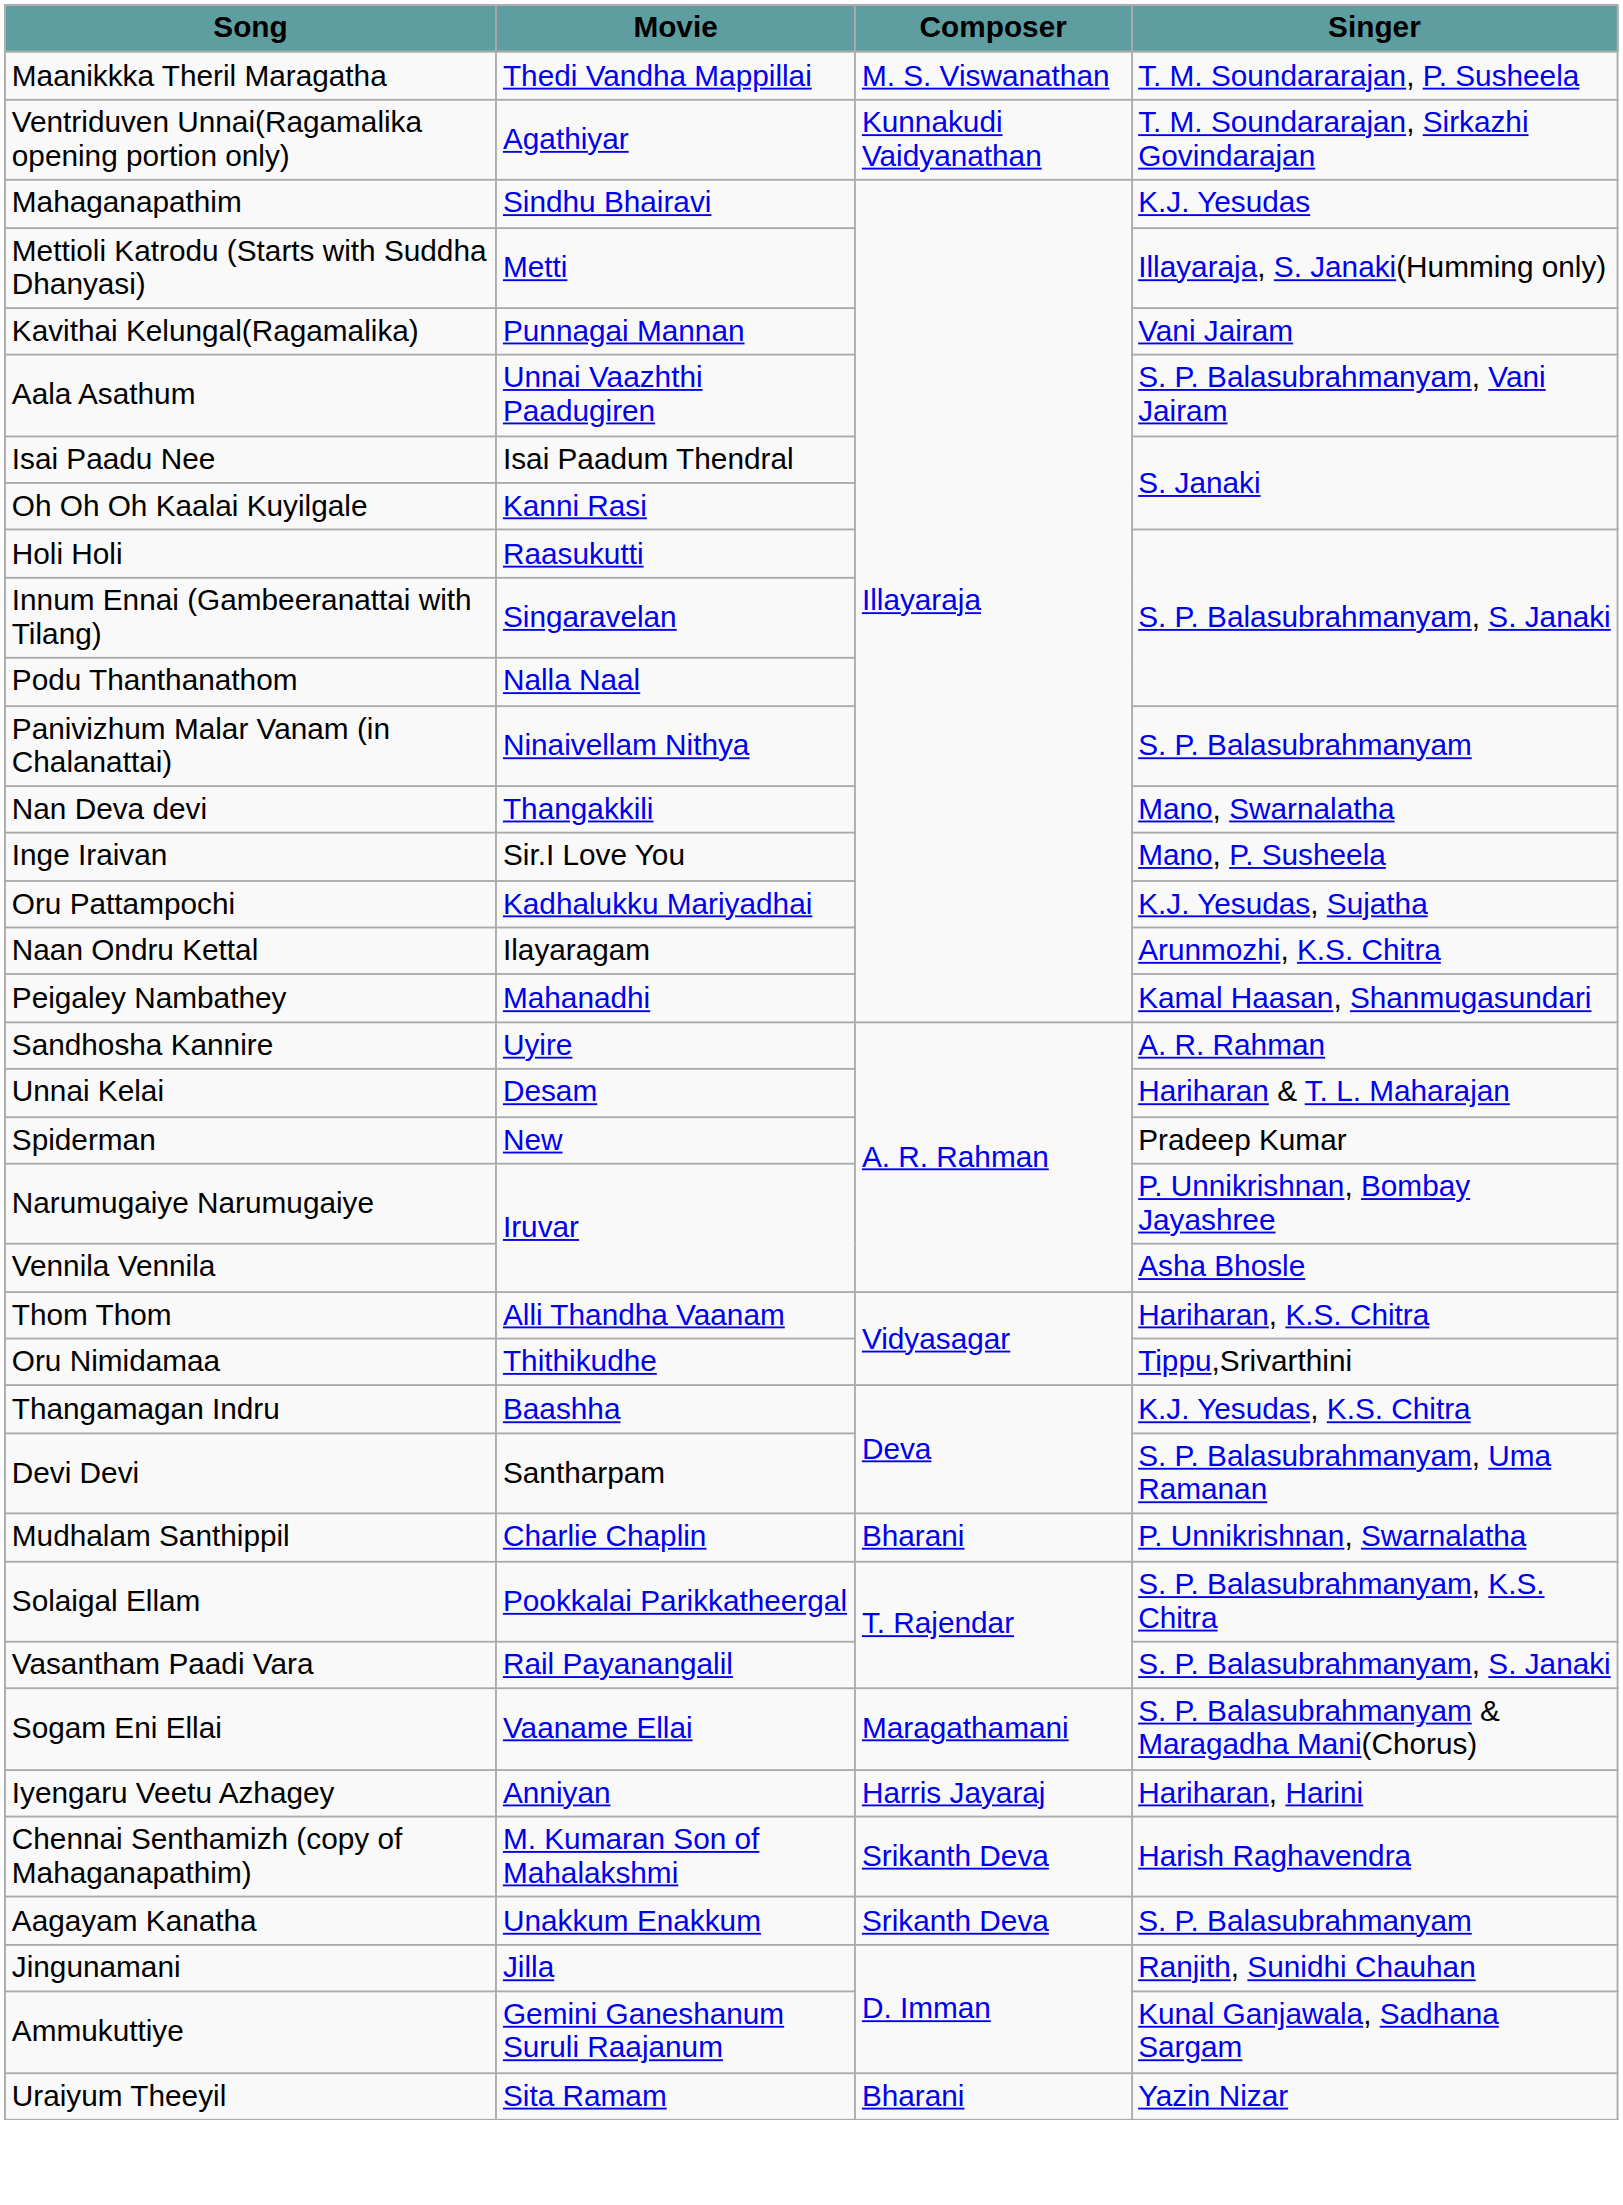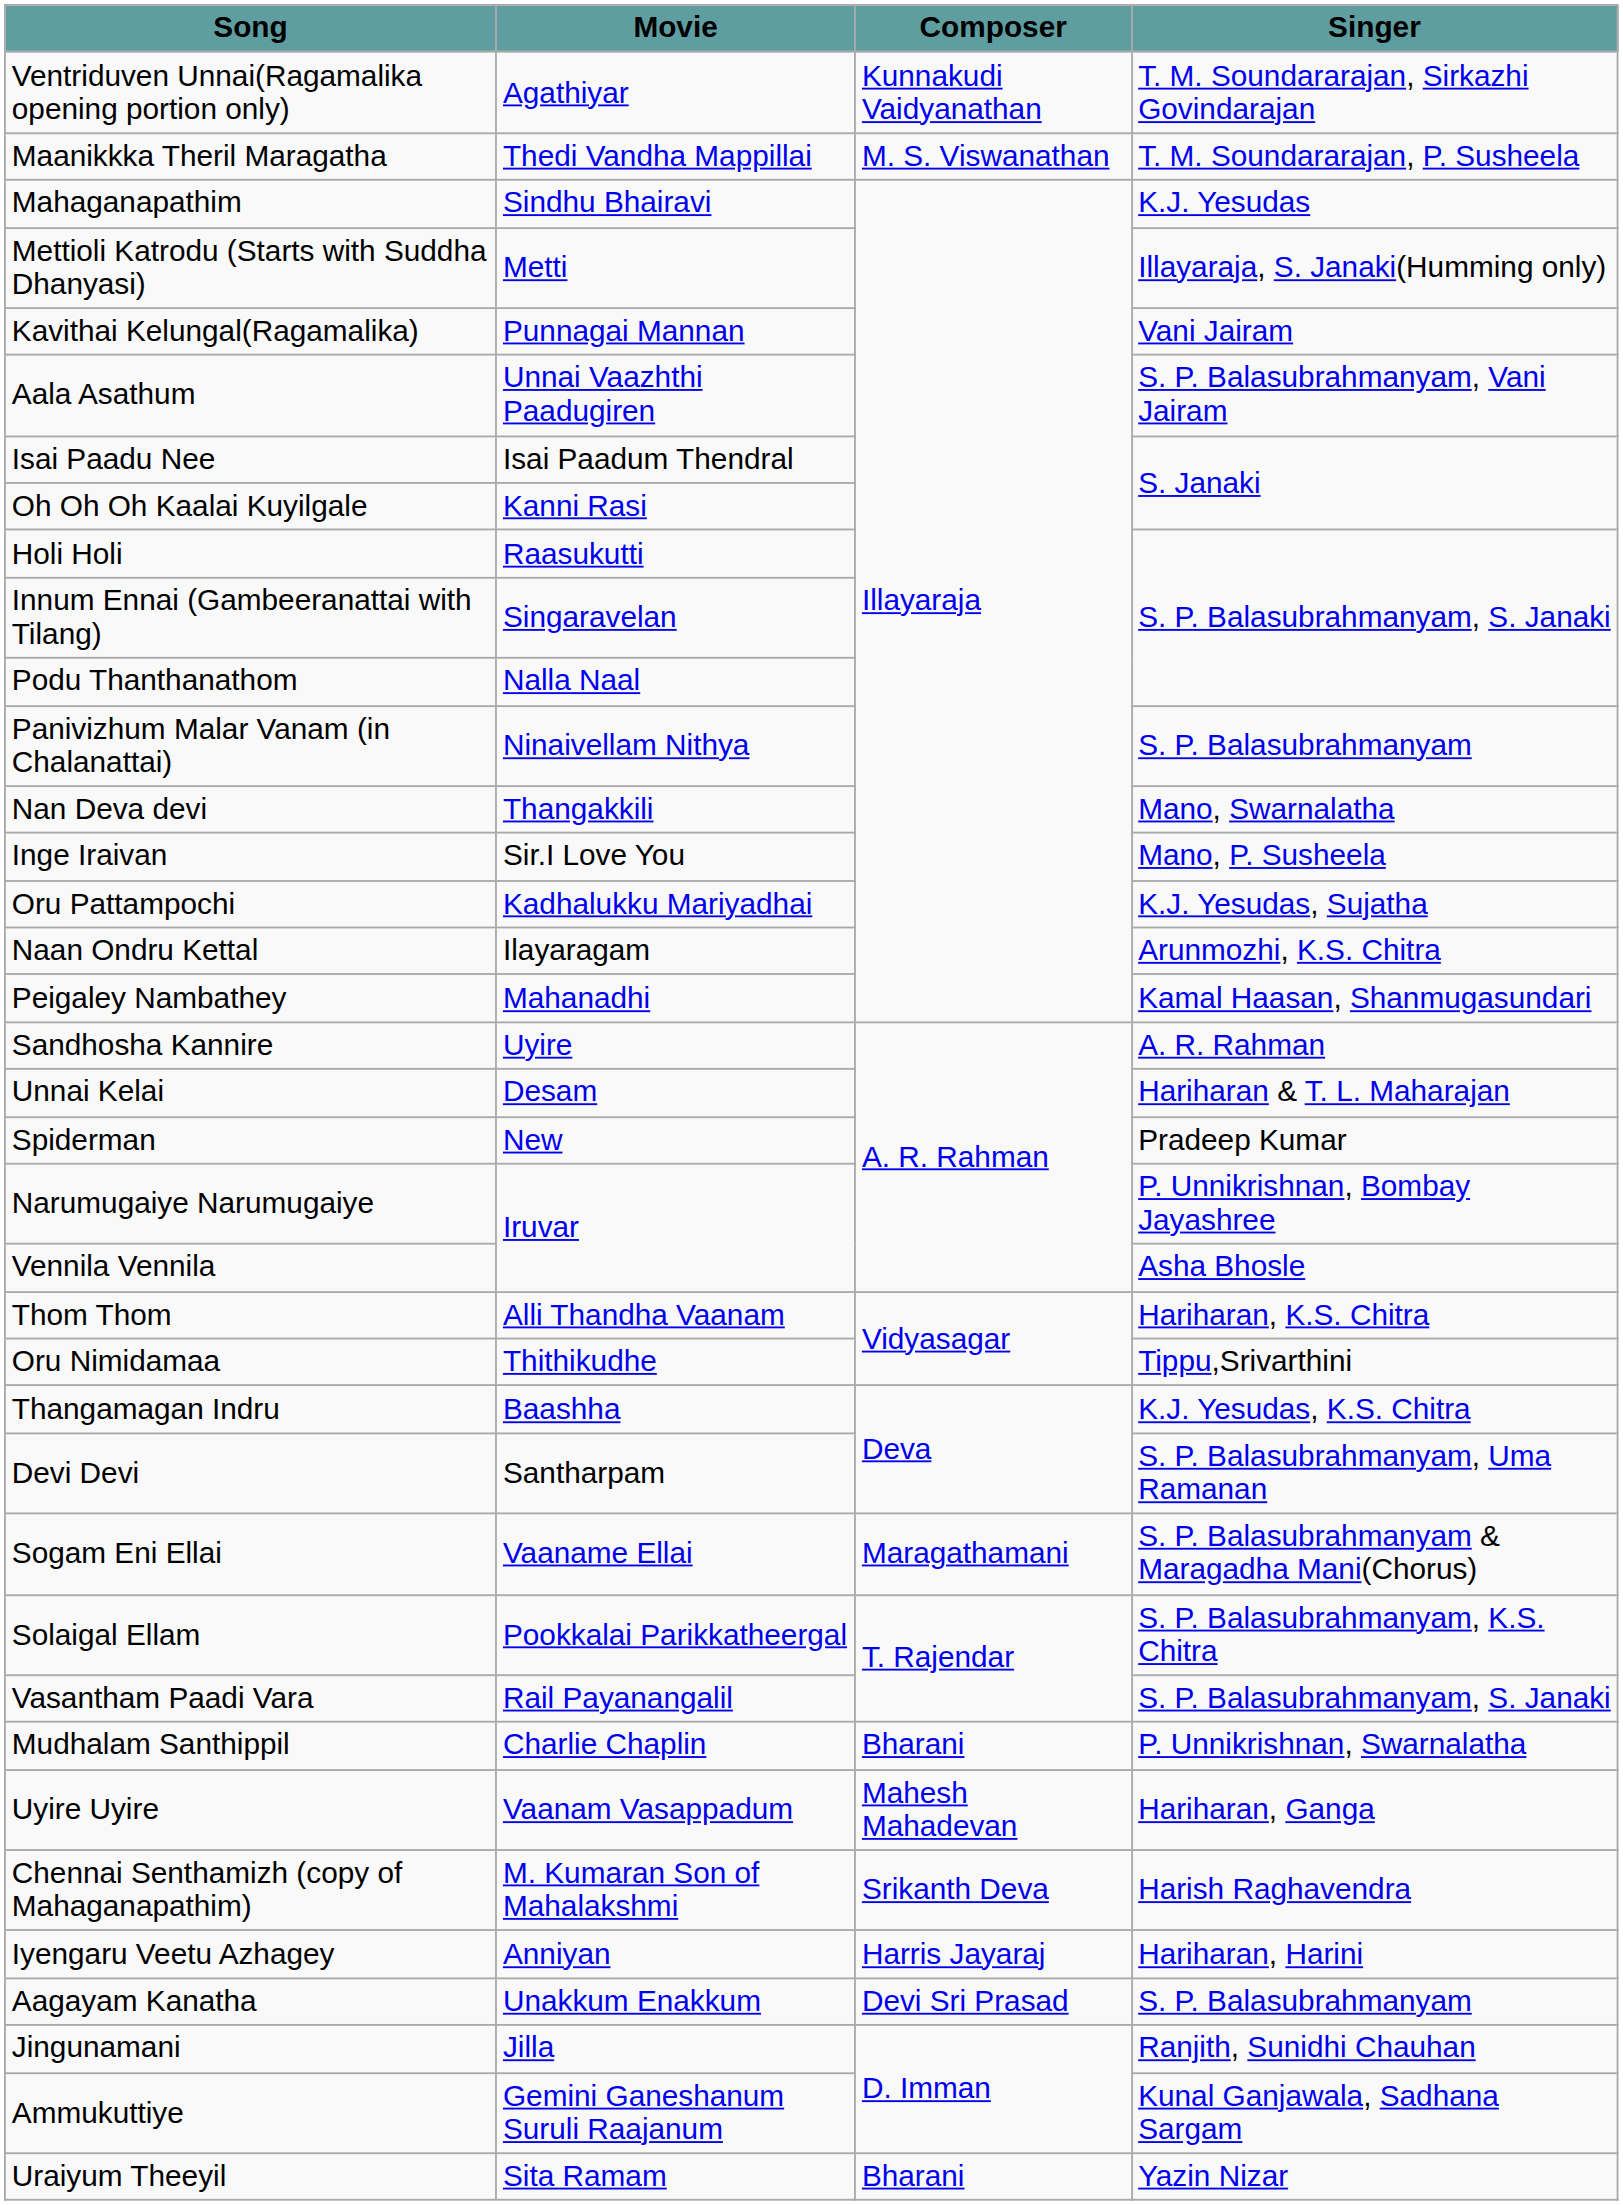rows swapped: (217, 139) <-> (199, 75)
rows swapped: (151, 1536) <-> (117, 1728)
+ row: (85, 1809)
rows swapped: (173, 1792) <-> (207, 1856)
(955, 1920) Srikanth Deva -> (965, 2001) Devi Sri Prasad
